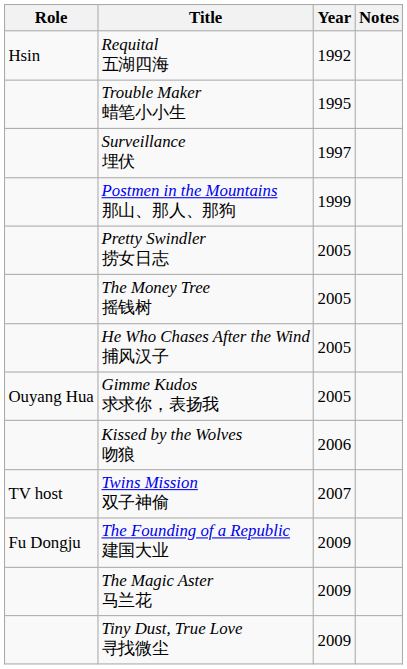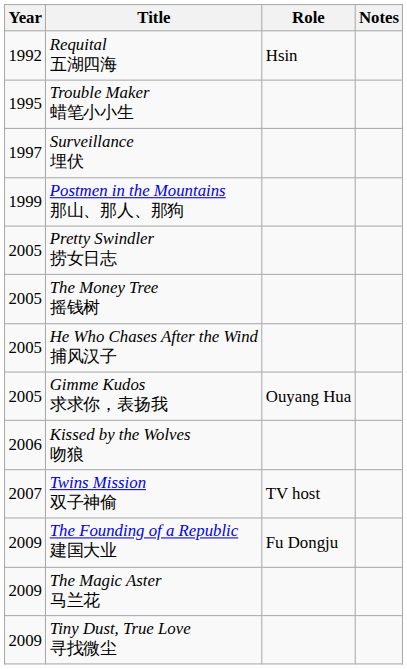columns swapped: (334, 17) <-> (51, 17)
